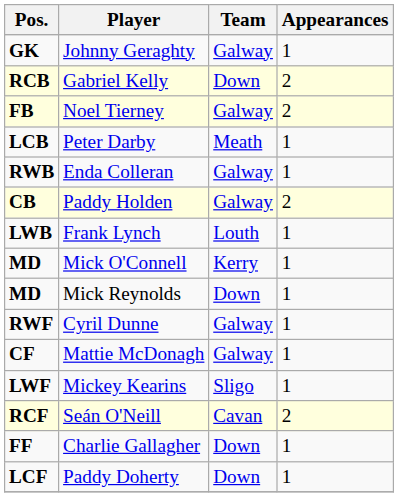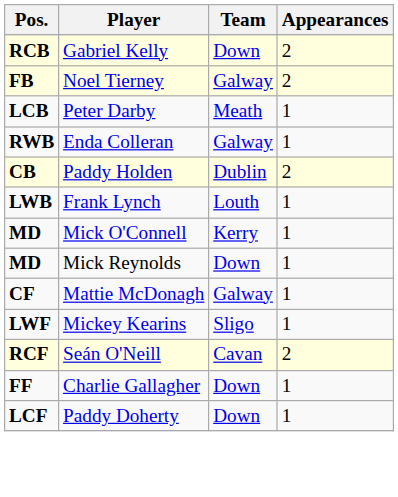- row: (129, 50)
(243, 202) Galway -> (240, 171) Dublin
- row: (111, 324)
